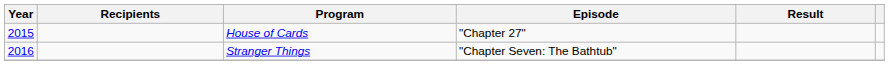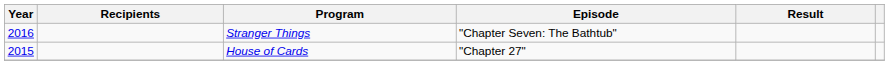rows swapped: (267, 33) <-> (268, 51)
